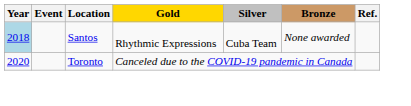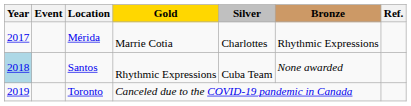+ row: (84, 37)
(18, 61) 2020 -> (18, 91) 2019
